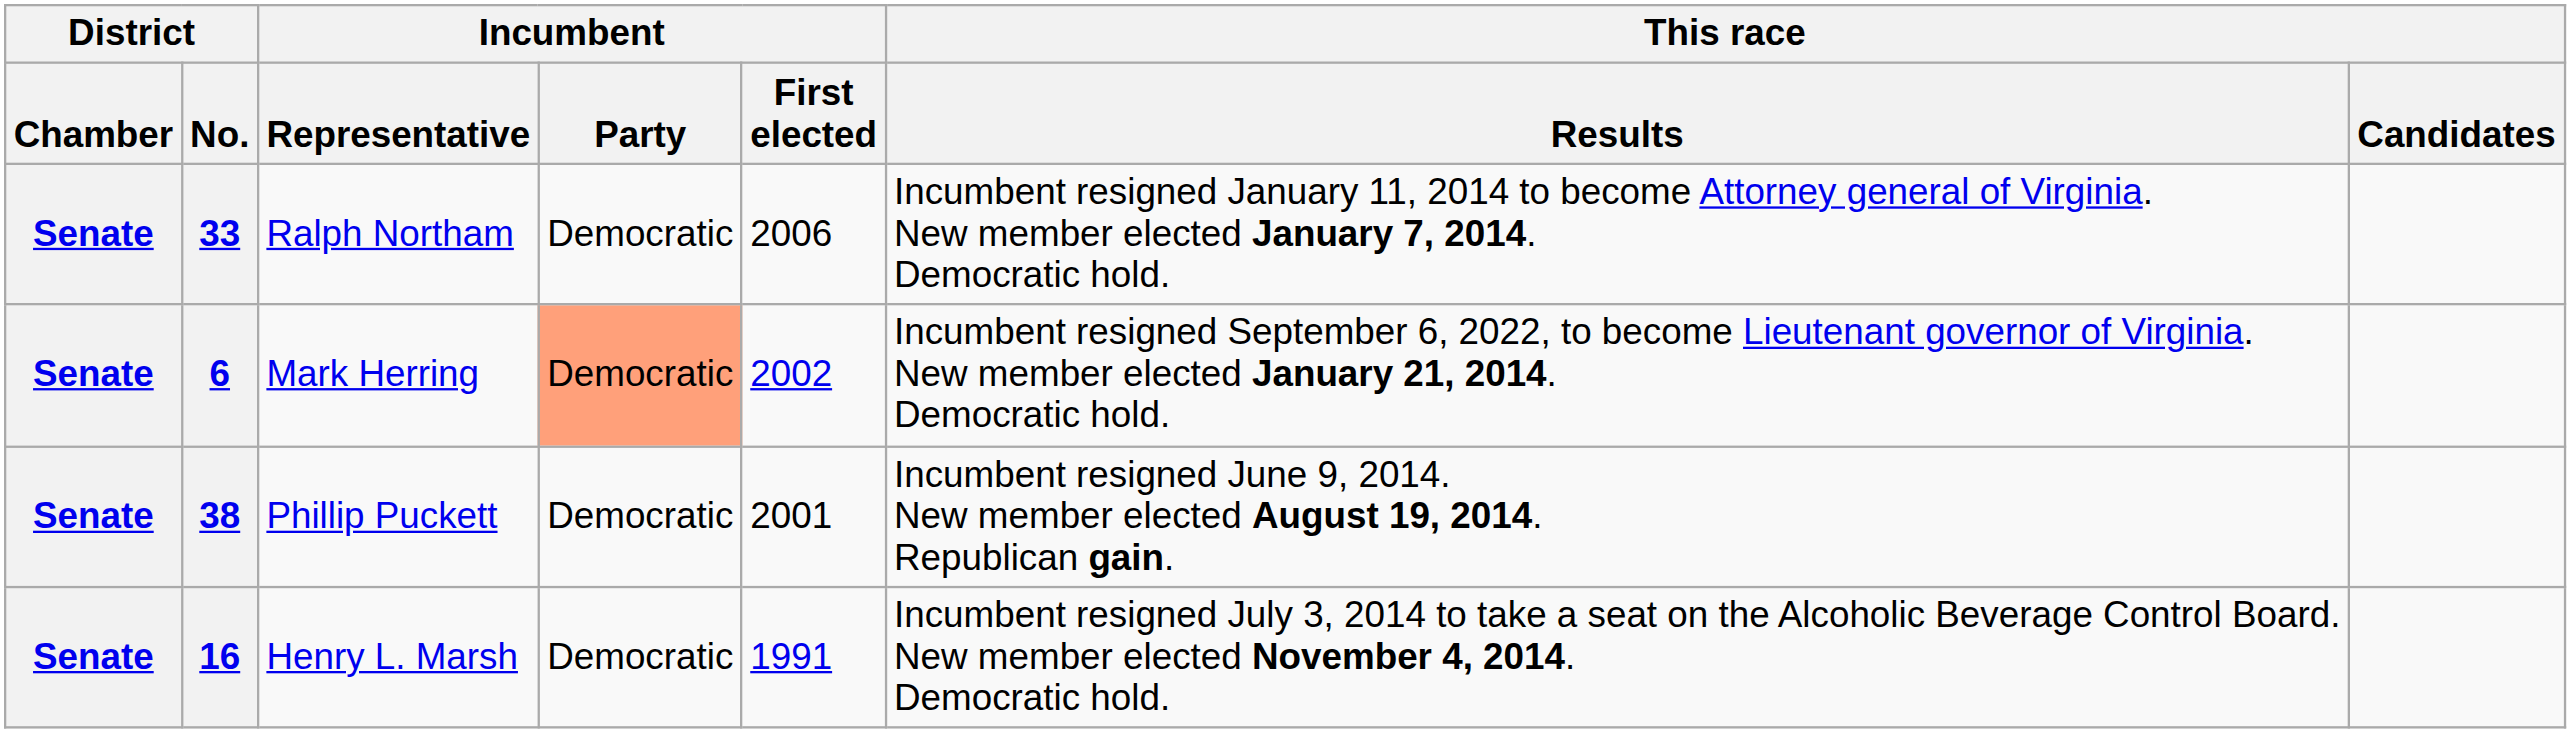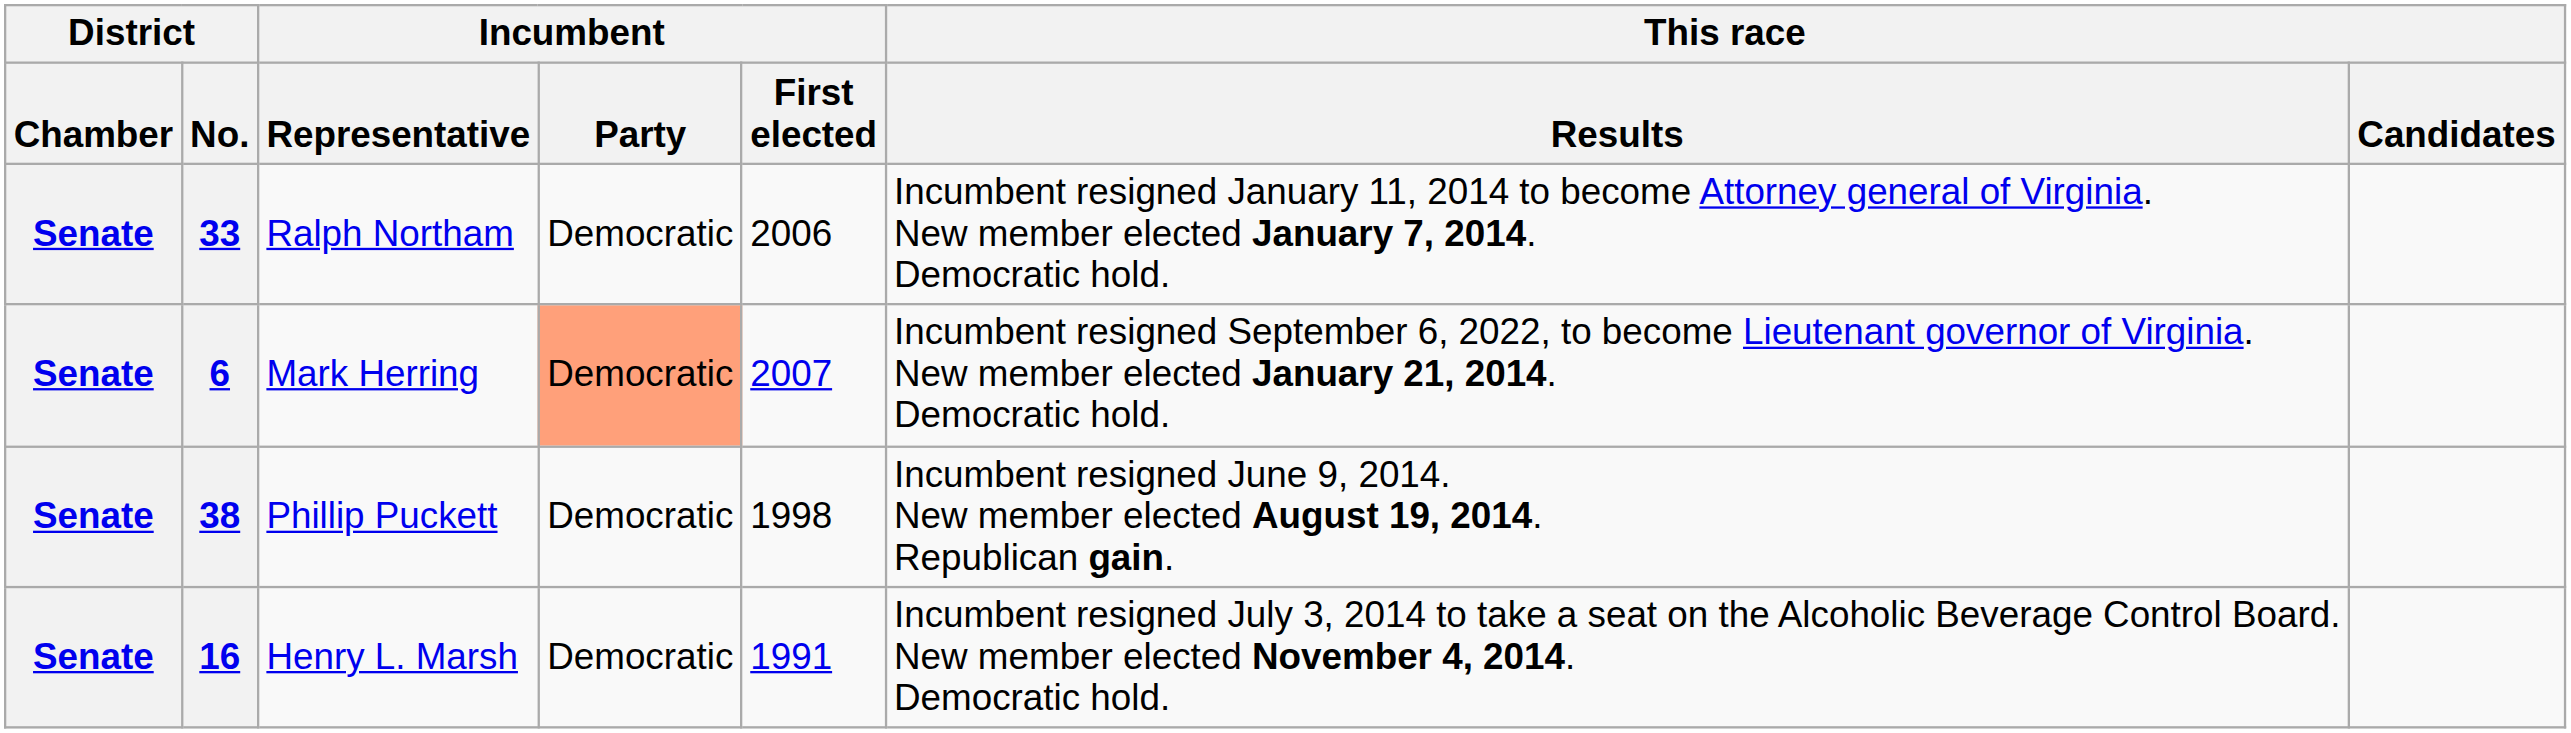(791, 374) 2002 -> (791, 374) 2007
(791, 515) 2001 -> (791, 515) 1998
